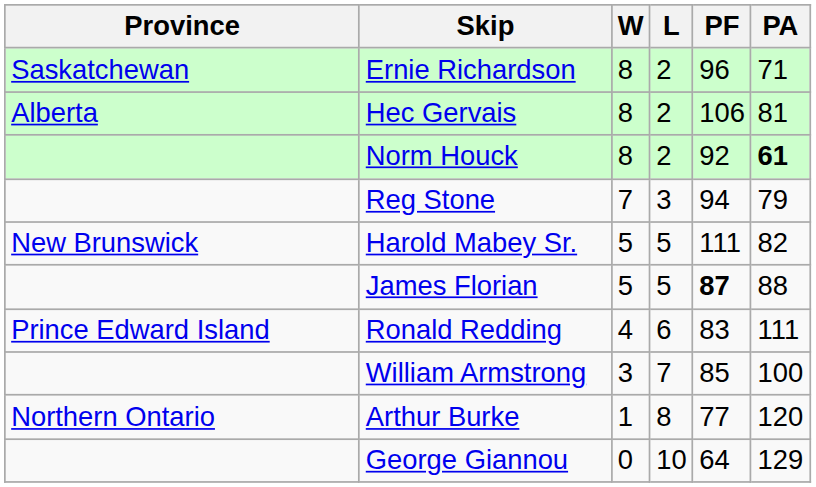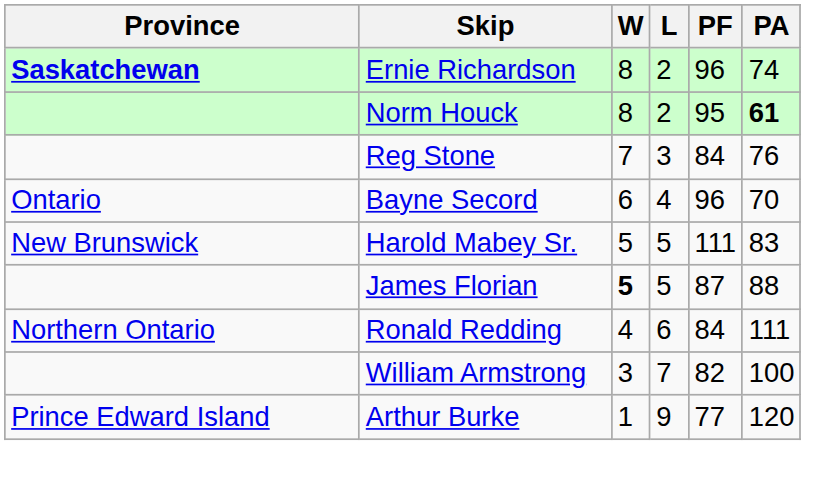(100, 69) normal -> (105, 69) bold
(773, 69) 71 -> (764, 69) 74
- row: (441, 112)
(714, 156) 92 -> (710, 112) 95
(714, 199) 94 -> (710, 156) 84
(773, 199) 79 -> (764, 156) 76
+ row: (452, 199)
(773, 243) 82 -> (764, 243) 83
(625, 286) normal -> (625, 286) bold
(714, 286) bold -> (710, 286) normal
(140, 329) Prince Edward Island -> (113, 329) Northern Ontario
(714, 329) 83 -> (710, 329) 84
(714, 373) 85 -> (710, 373) 82
(113, 416) Northern Ontario -> (140, 416) Prince Edward Island
(664, 416) 8 -> (664, 416) 9
- row: (467, 460)
